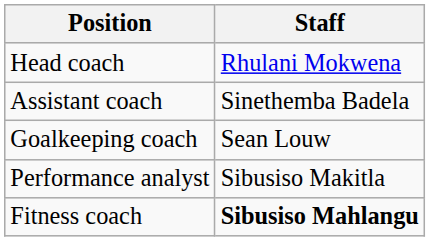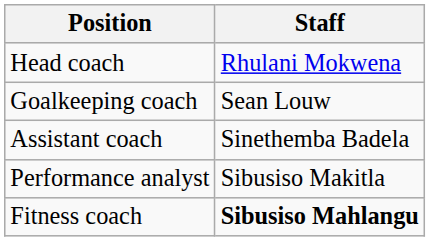rows swapped: (86, 100) <-> (104, 139)
